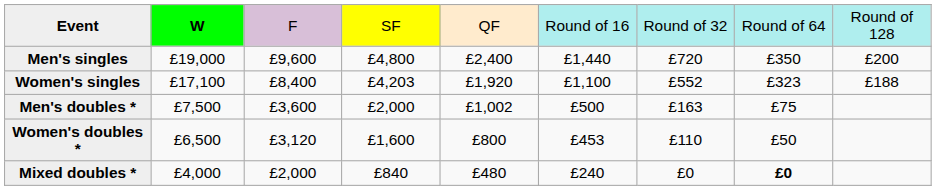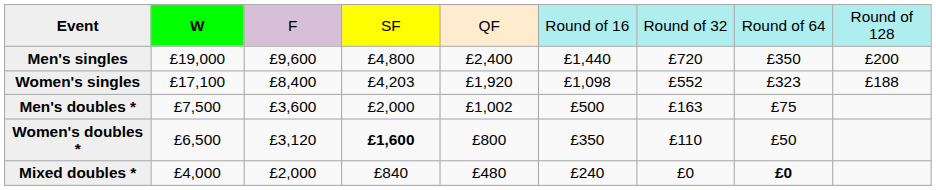(587, 83) £1,100 -> (587, 83) £1,098
(391, 140) normal -> (391, 140) bold
(587, 140) £453 -> (587, 140) £350
